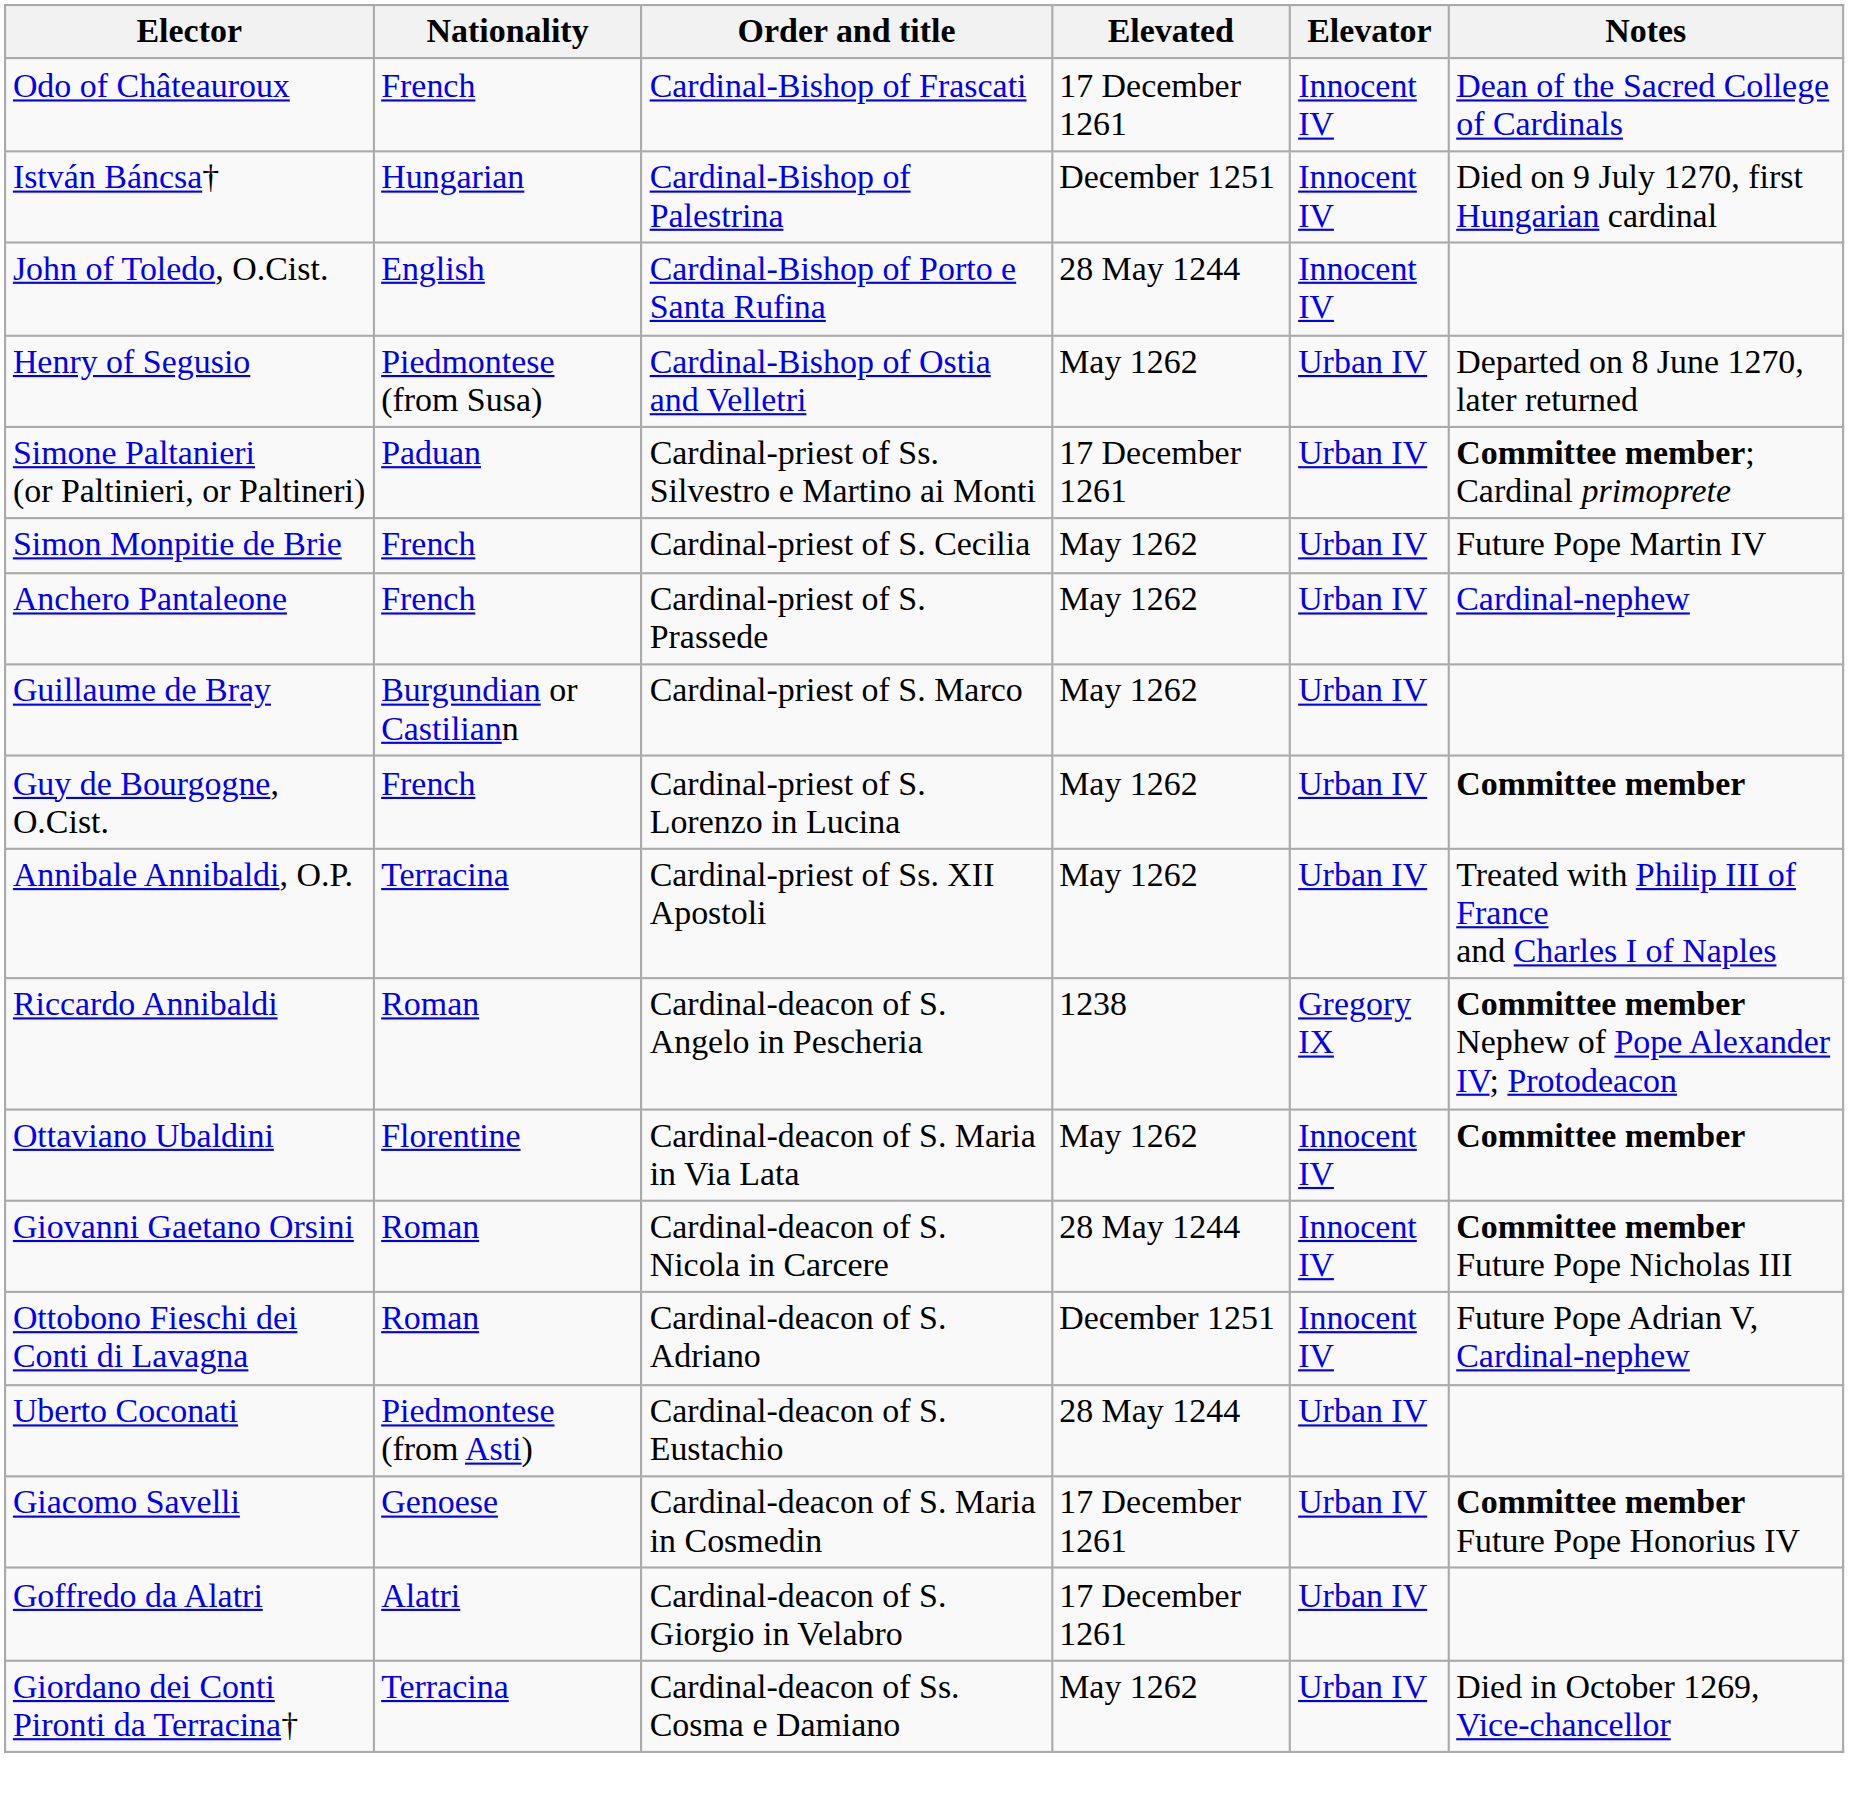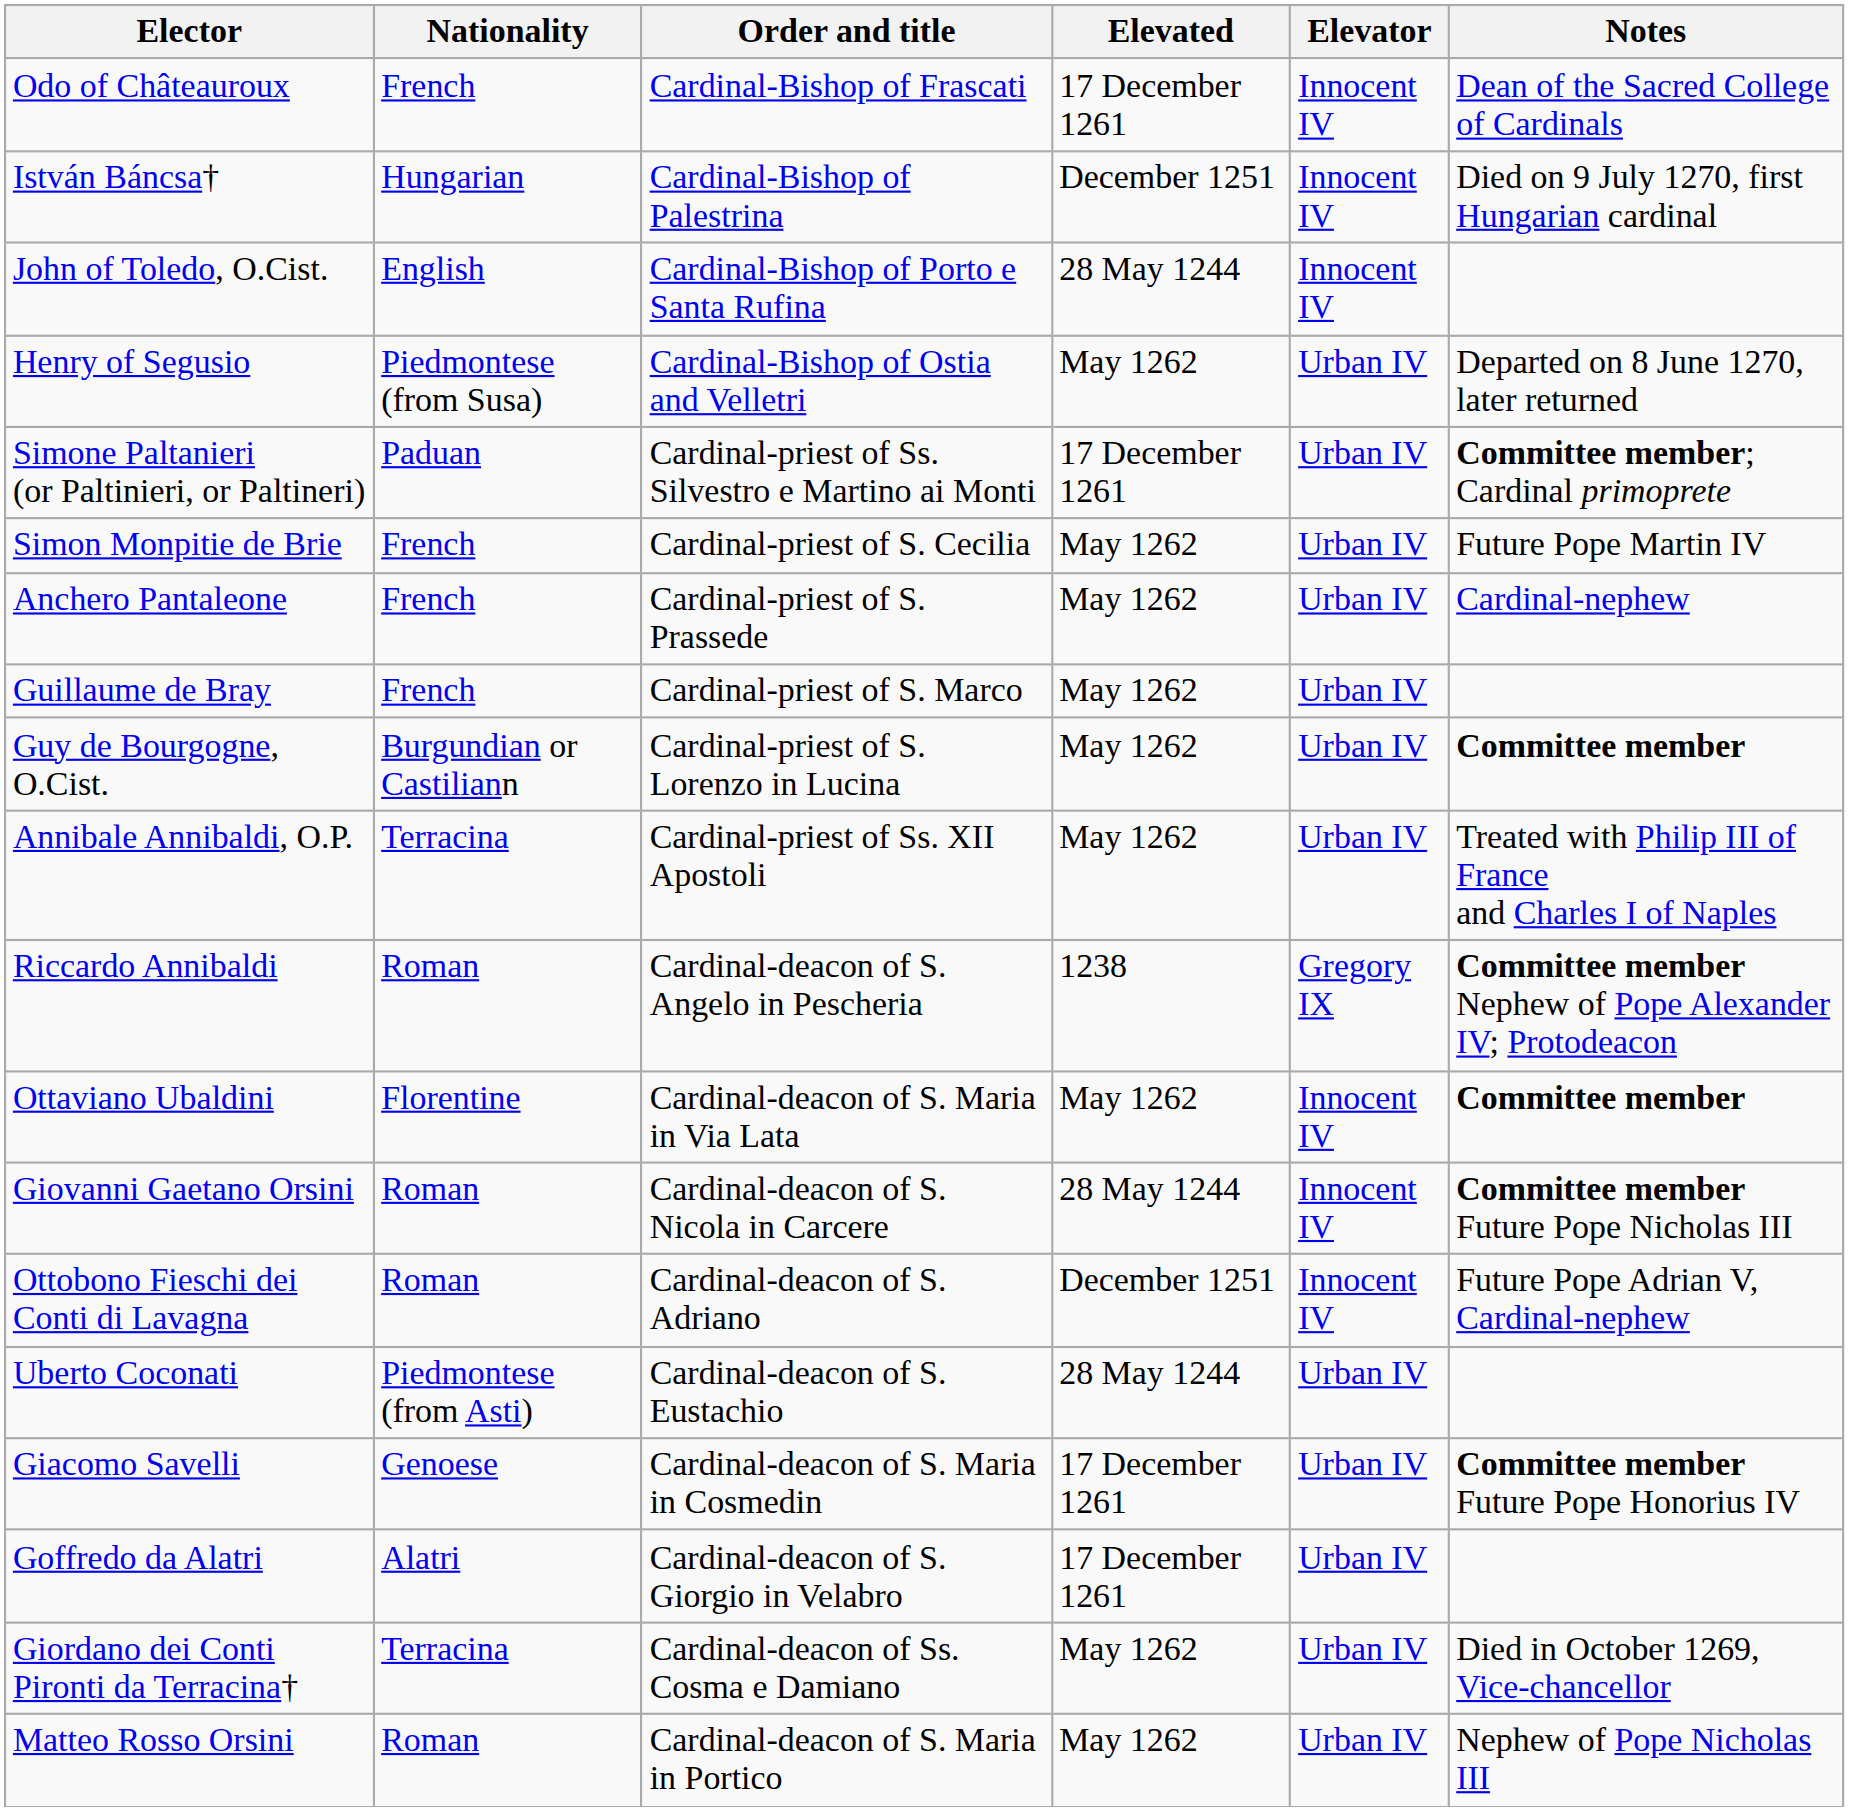(479, 709) Burgundian or Castiliann -> (428, 690) French
(428, 782) French -> (479, 763) Burgundian or Castiliann
+ row: (153, 1740)
